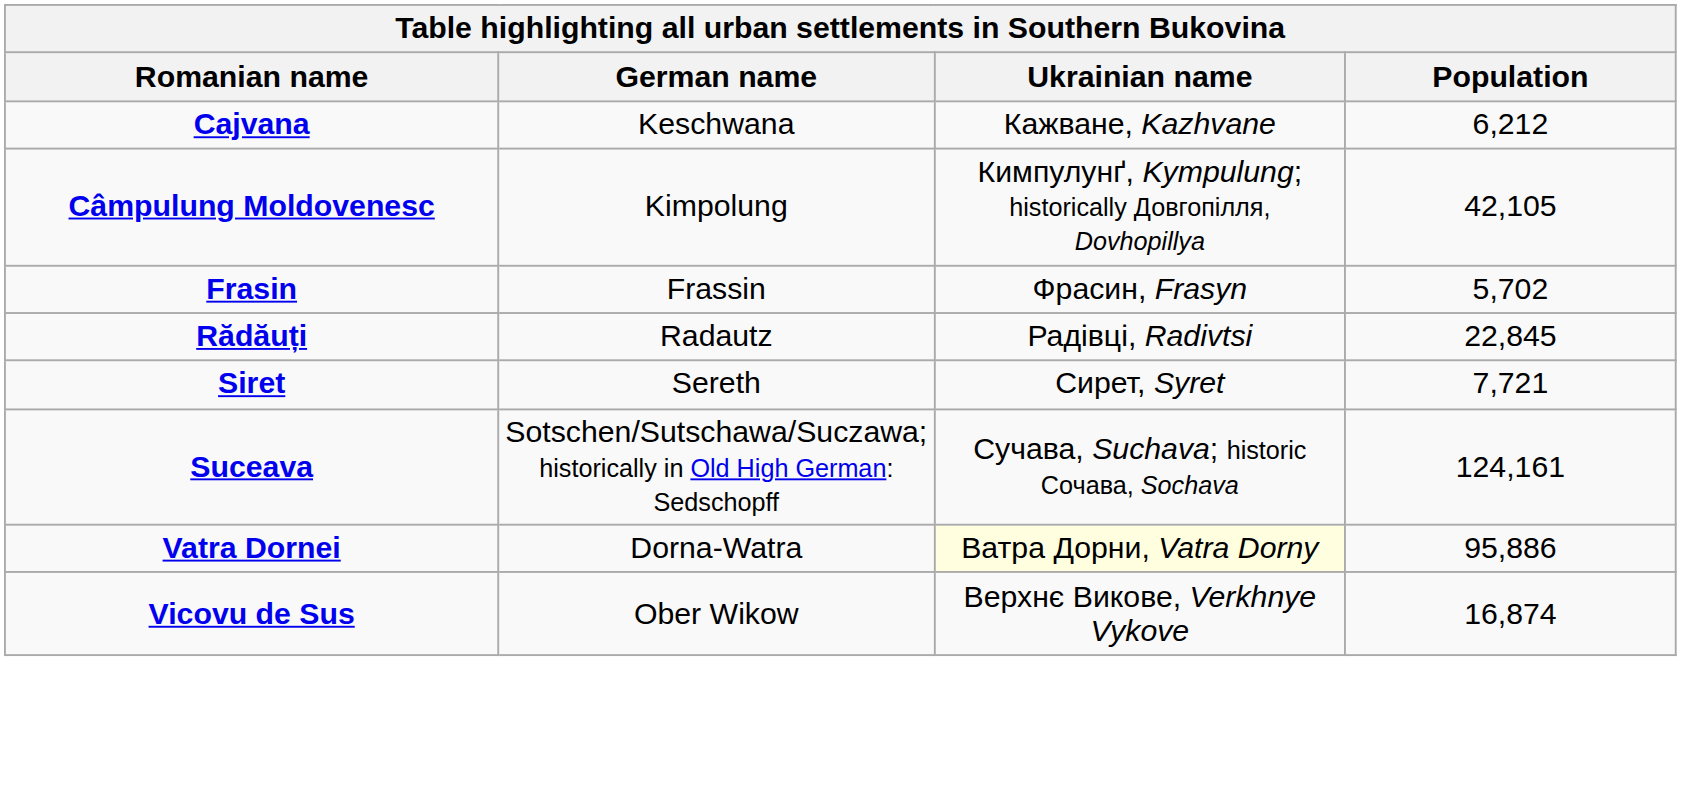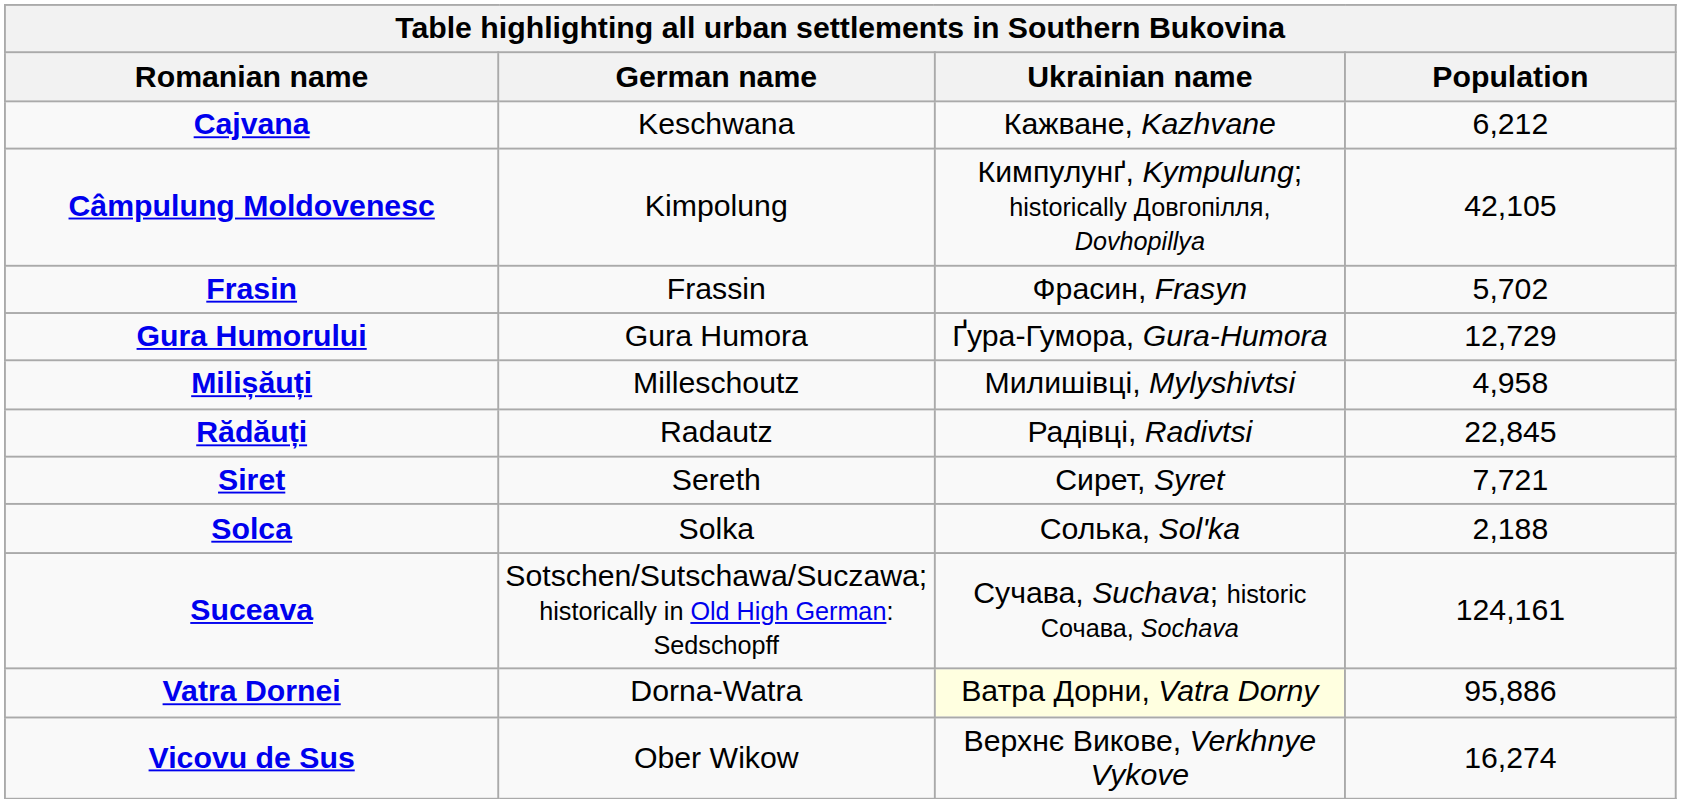+ row: (252, 336)
+ row: (252, 384)
+ row: (252, 528)
(1510, 613) 16,874 -> (1510, 757) 16,274
